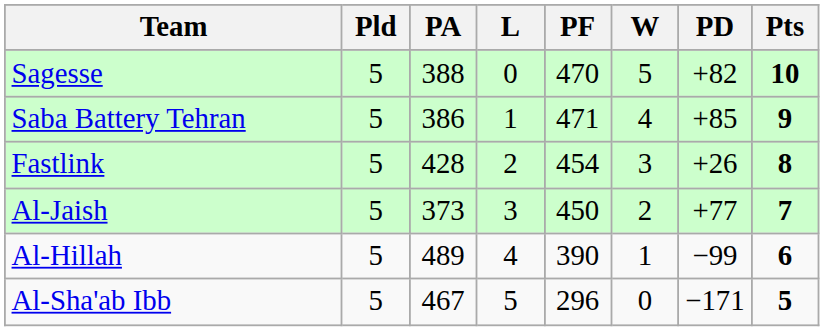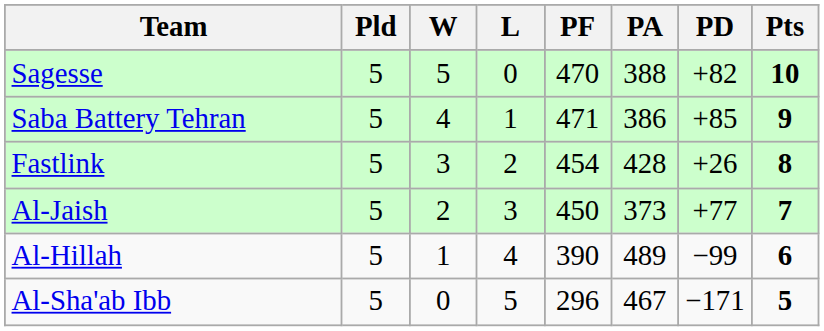columns swapped: (645, 27) <-> (443, 27)
